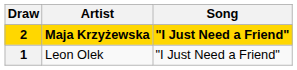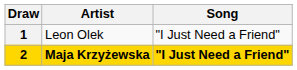rows swapped: (24, 55) <-> (24, 34)
